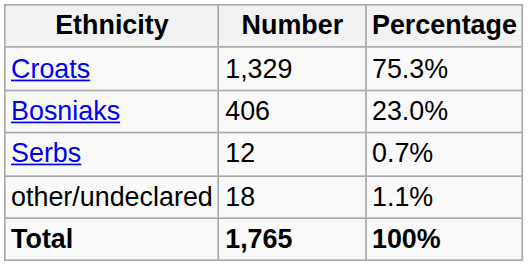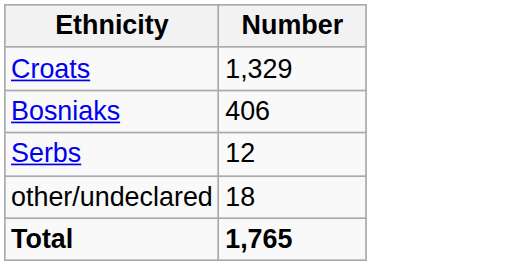- column: (444, 25)
